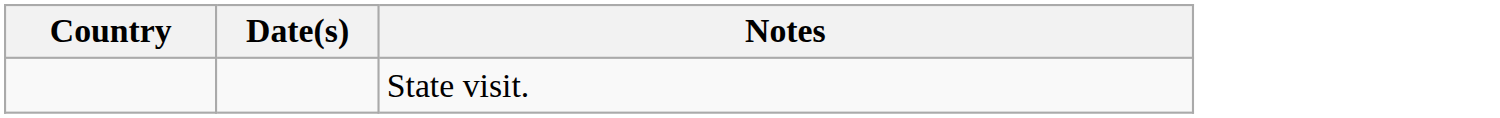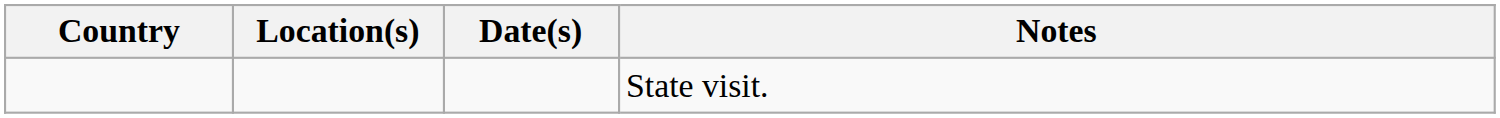+ column: (338, 31)
